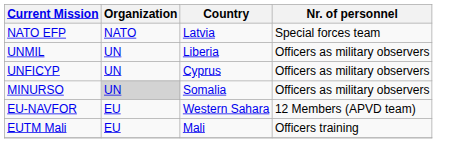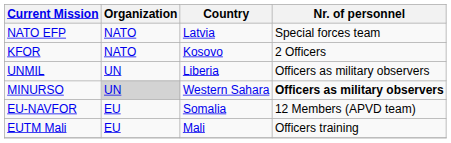+ row: (24, 52)
- row: (33, 71)
(205, 90) Somalia -> (226, 90) Western Sahara
(352, 90) normal -> (359, 90) bold
(226, 109) Western Sahara -> (205, 109) Somalia
